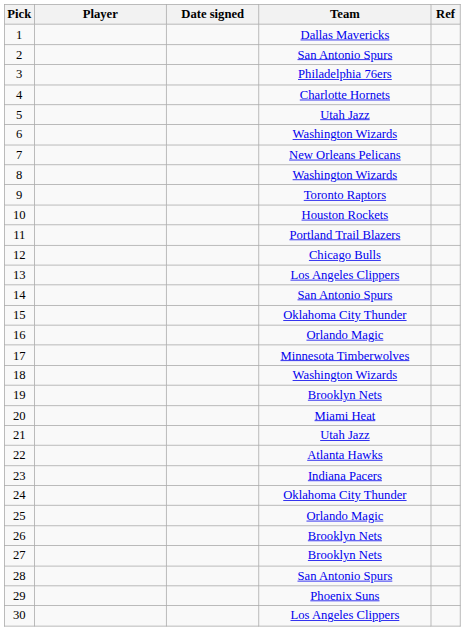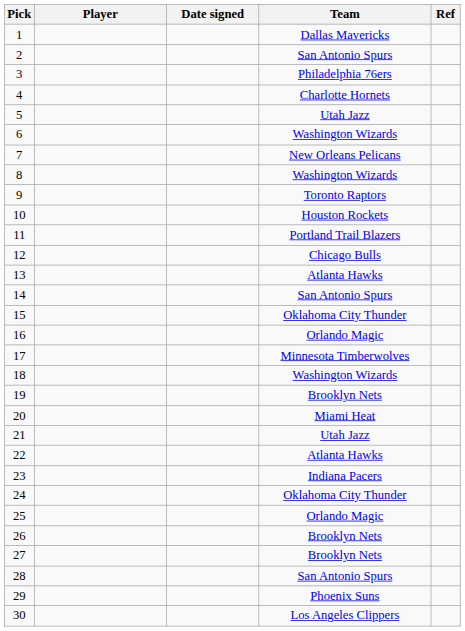(345, 275) Los Angeles Clippers -> (345, 275) Atlanta Hawks
